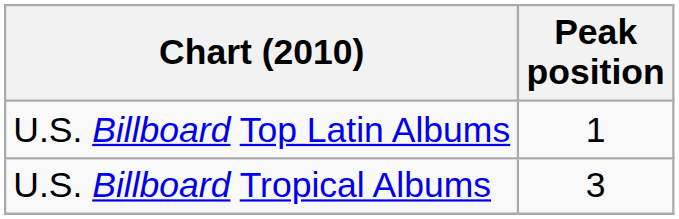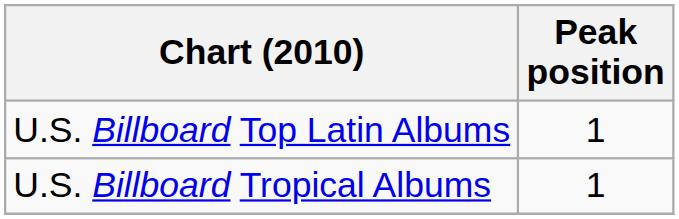(596, 185) 3 -> (596, 185) 1
